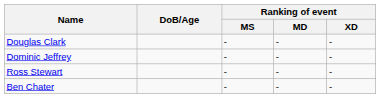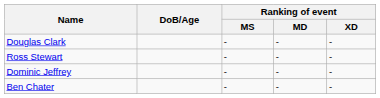rows swapped: (34, 72) <-> (39, 57)
